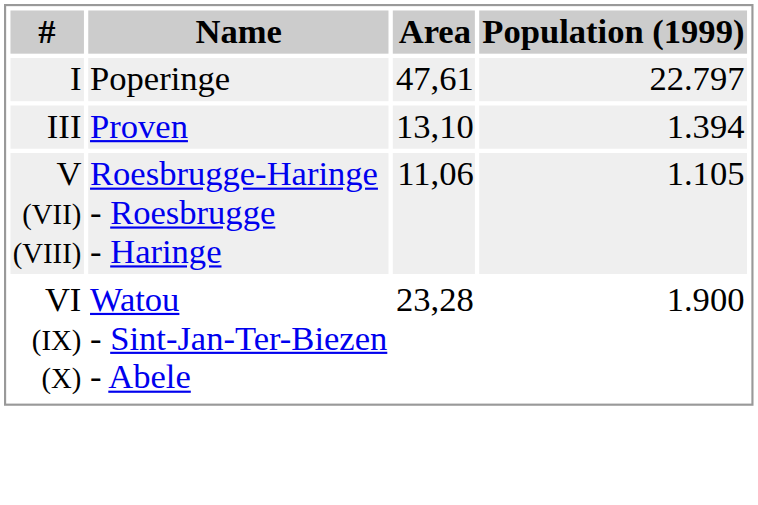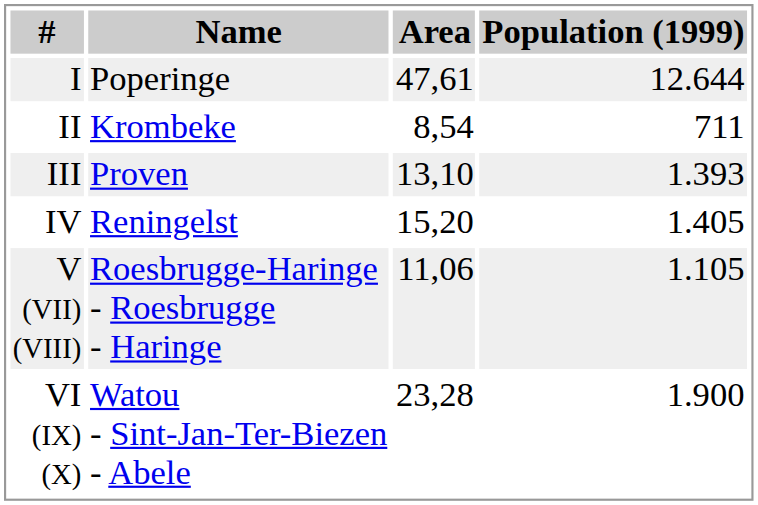(697, 79) 22.797 -> (697, 79) 12.644
+ row: (70, 126)
(706, 126) 1.394 -> (706, 174) 1.393
+ row: (63, 221)
